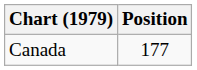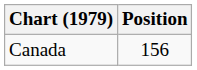(155, 49) 177 -> (155, 49) 156
